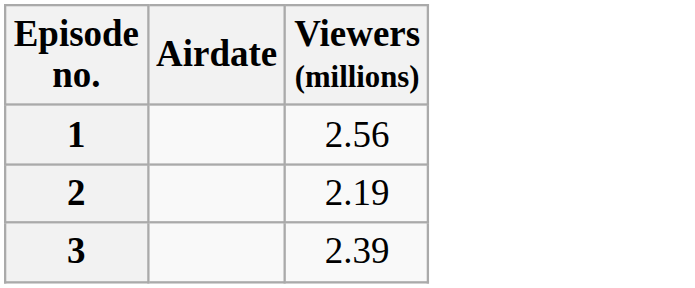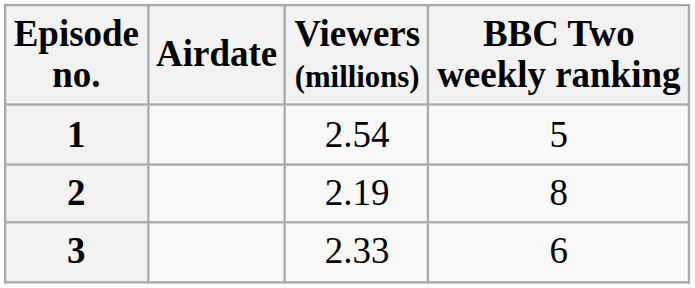+ column: (559, 54)
(357, 134) 2.56 -> (357, 134) 2.54
(357, 251) 2.39 -> (357, 251) 2.33
